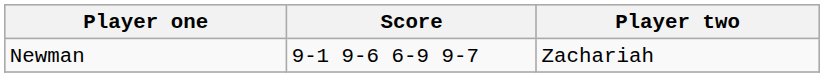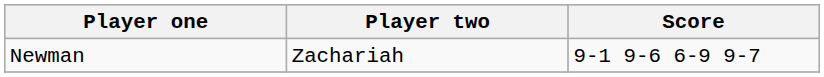columns swapped: (678, 22) <-> (412, 22)
